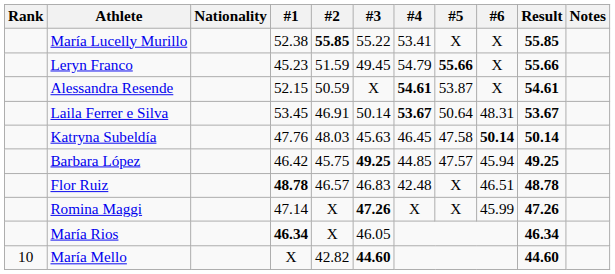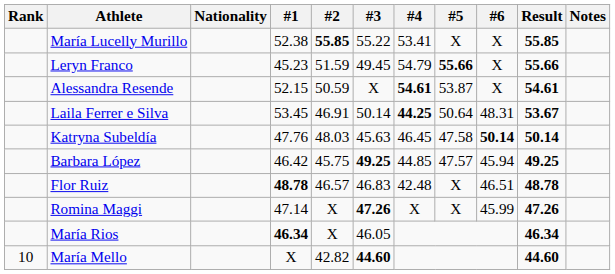(415, 112) 53.67 -> (415, 112) 44.25
